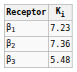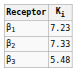(60, 44) 7.36 -> (60, 44) 7.33
